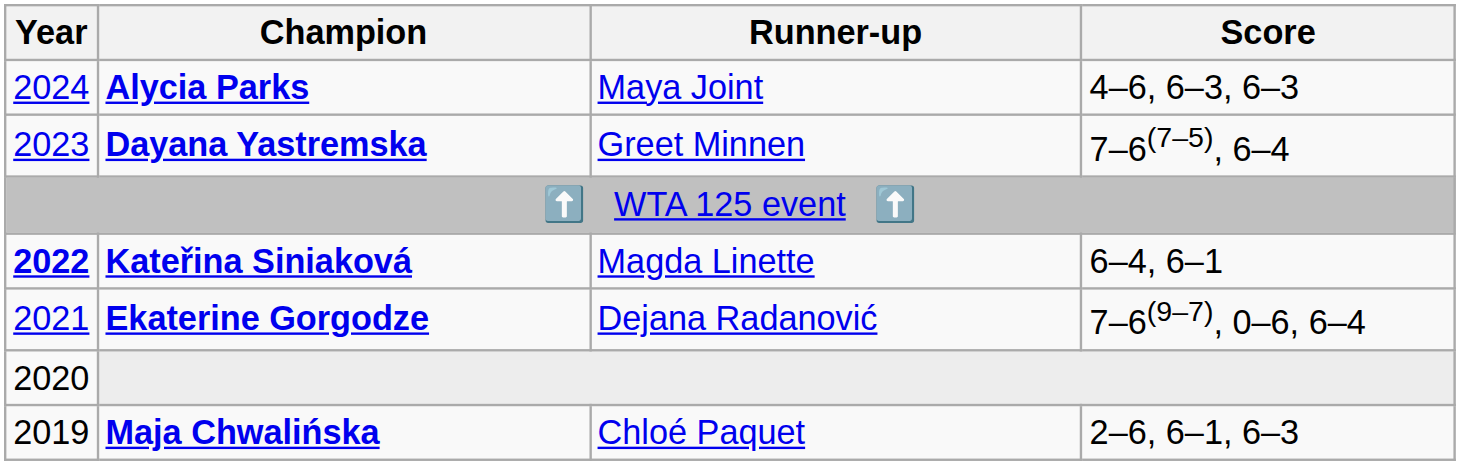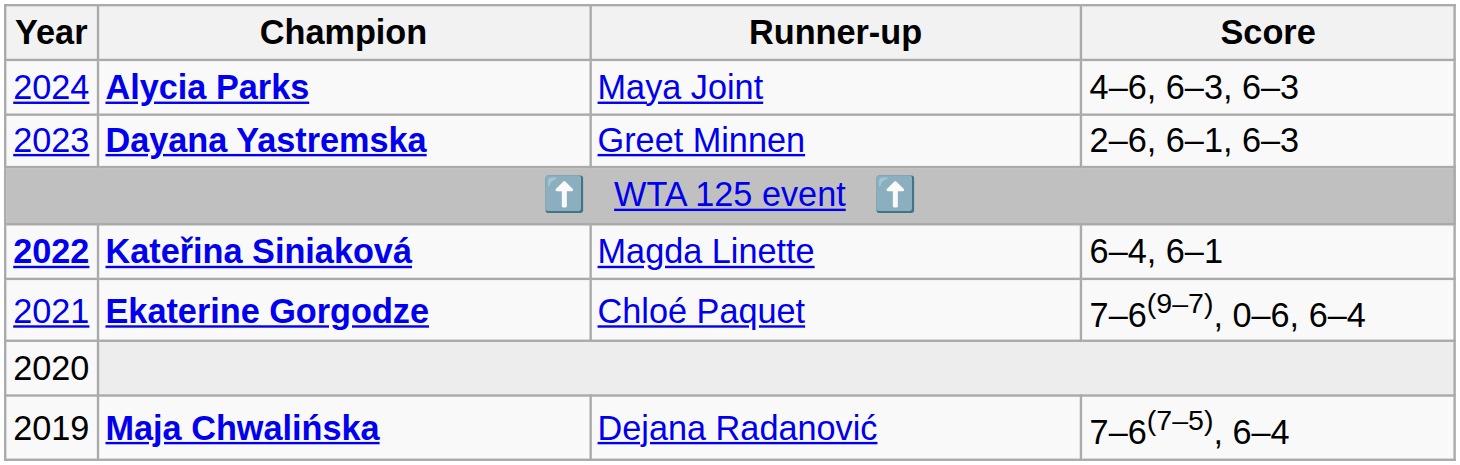(1190, 145) 7–6(7–5), 6–4 -> (1194, 141) 2–6, 6–1, 6–3
(738, 319) Dejana Radanović -> (701, 310) Chloé Paquet
(701, 432) Chloé Paquet -> (738, 428) Dejana Radanović
(1194, 432) 2–6, 6–1, 6–3 -> (1190, 428) 7–6(7–5), 6–4
